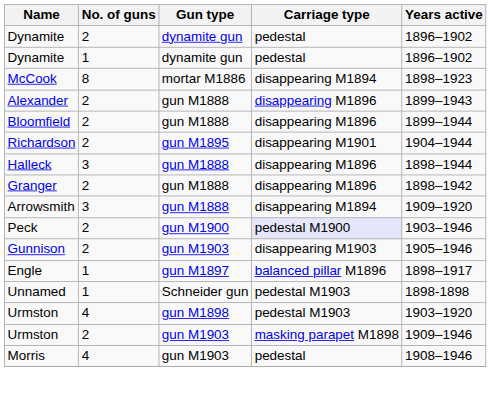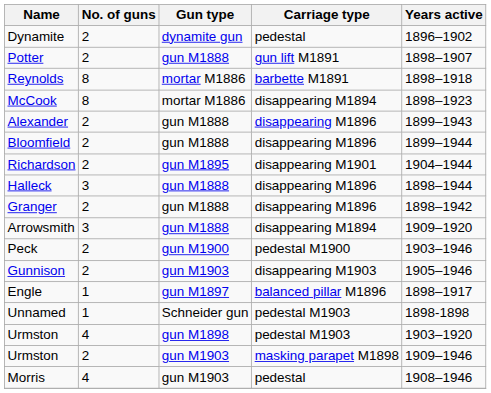- row: (36, 57)
+ row: (25, 57)
+ row: (36, 79)
(302, 228) lavender background -> (302, 249) no background
